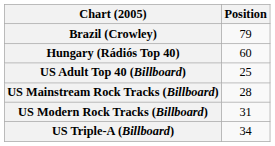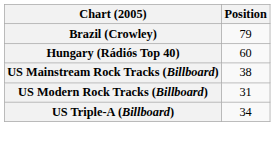- row: (113, 72)
(246, 92) 28 -> (246, 72) 38
